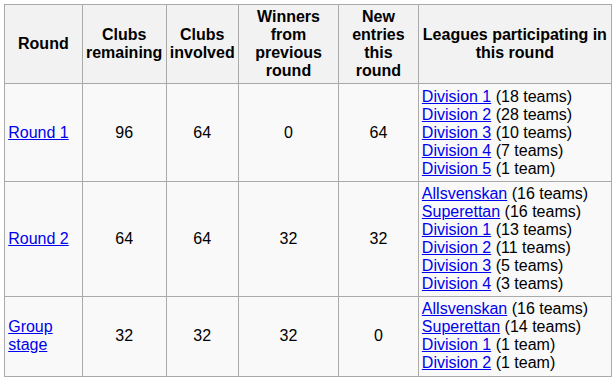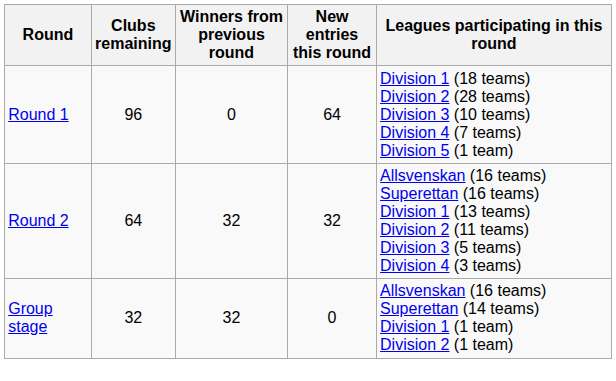- column: (202, 44)
